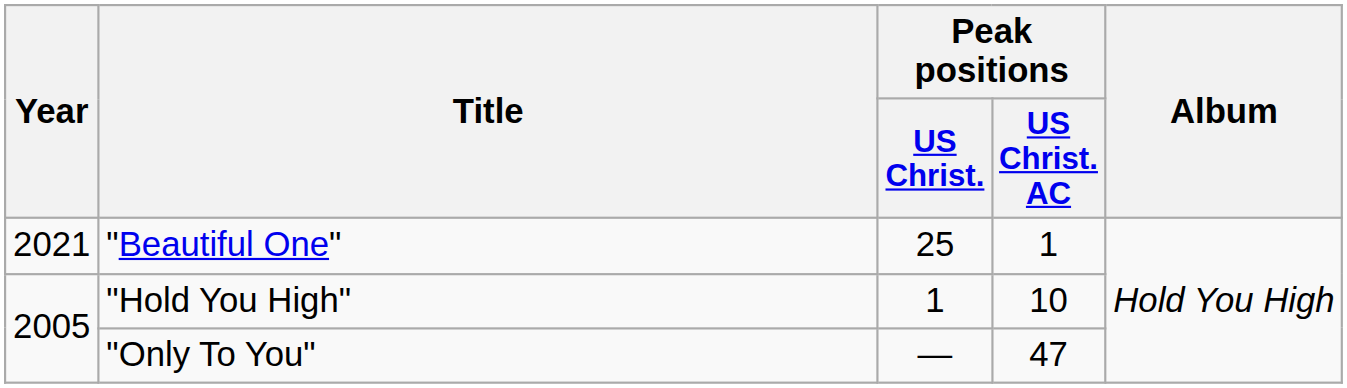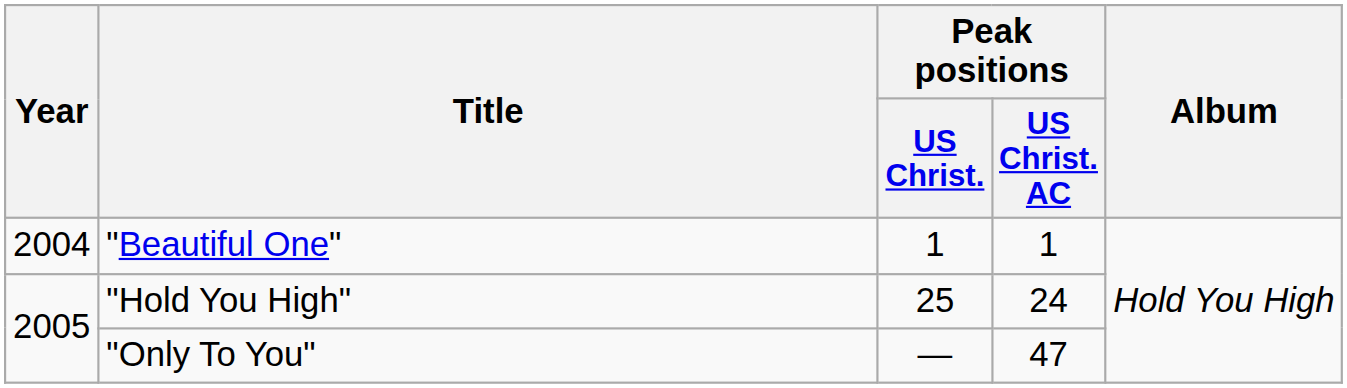(52, 244) 2021 -> (52, 244) 2004
(935, 244) 25 -> (935, 244) 1
(935, 300) 1 -> (935, 300) 25
(1048, 300) 10 -> (1048, 300) 24
